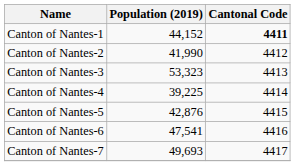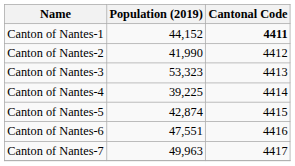(186, 111) 42,876 -> (186, 111) 42,874
(186, 131) 47,541 -> (186, 131) 47,551
(186, 151) 49,693 -> (186, 151) 49,963
